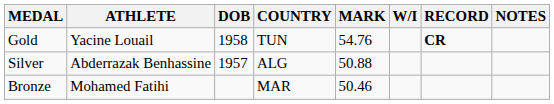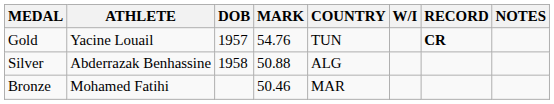columns swapped: (294, 16) <-> (362, 16)
(233, 39) 1958 -> (233, 39) 1957
(233, 63) 1957 -> (233, 63) 1958
